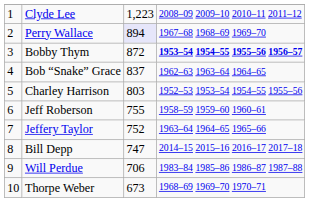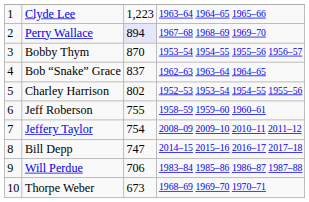(230, 14) 2008–09 2009–10 2010–11 2011–12 -> (212, 14) 1963–64 1964–65 1965–66
(136, 52) 872 -> (136, 52) 870
(231, 52) bold -> (231, 52) normal
(136, 91) 803 -> (136, 91) 802
(136, 129) 752 -> (136, 129) 754
(212, 129) 1963–64 1964–65 1965–66 -> (230, 129) 2008–09 2009–10 2010–11 2011–12
